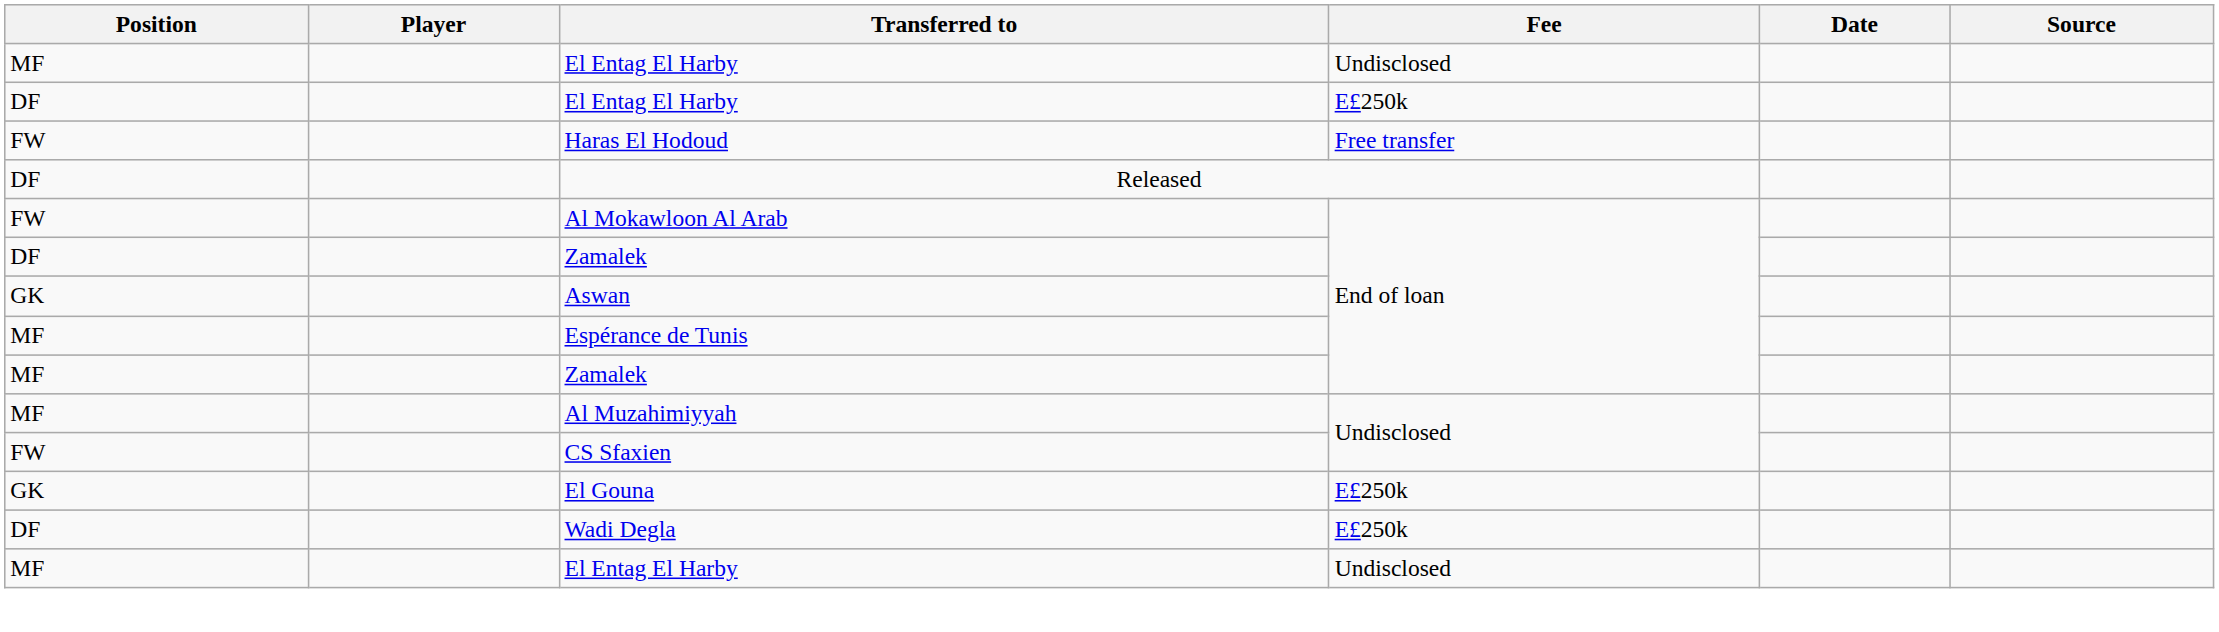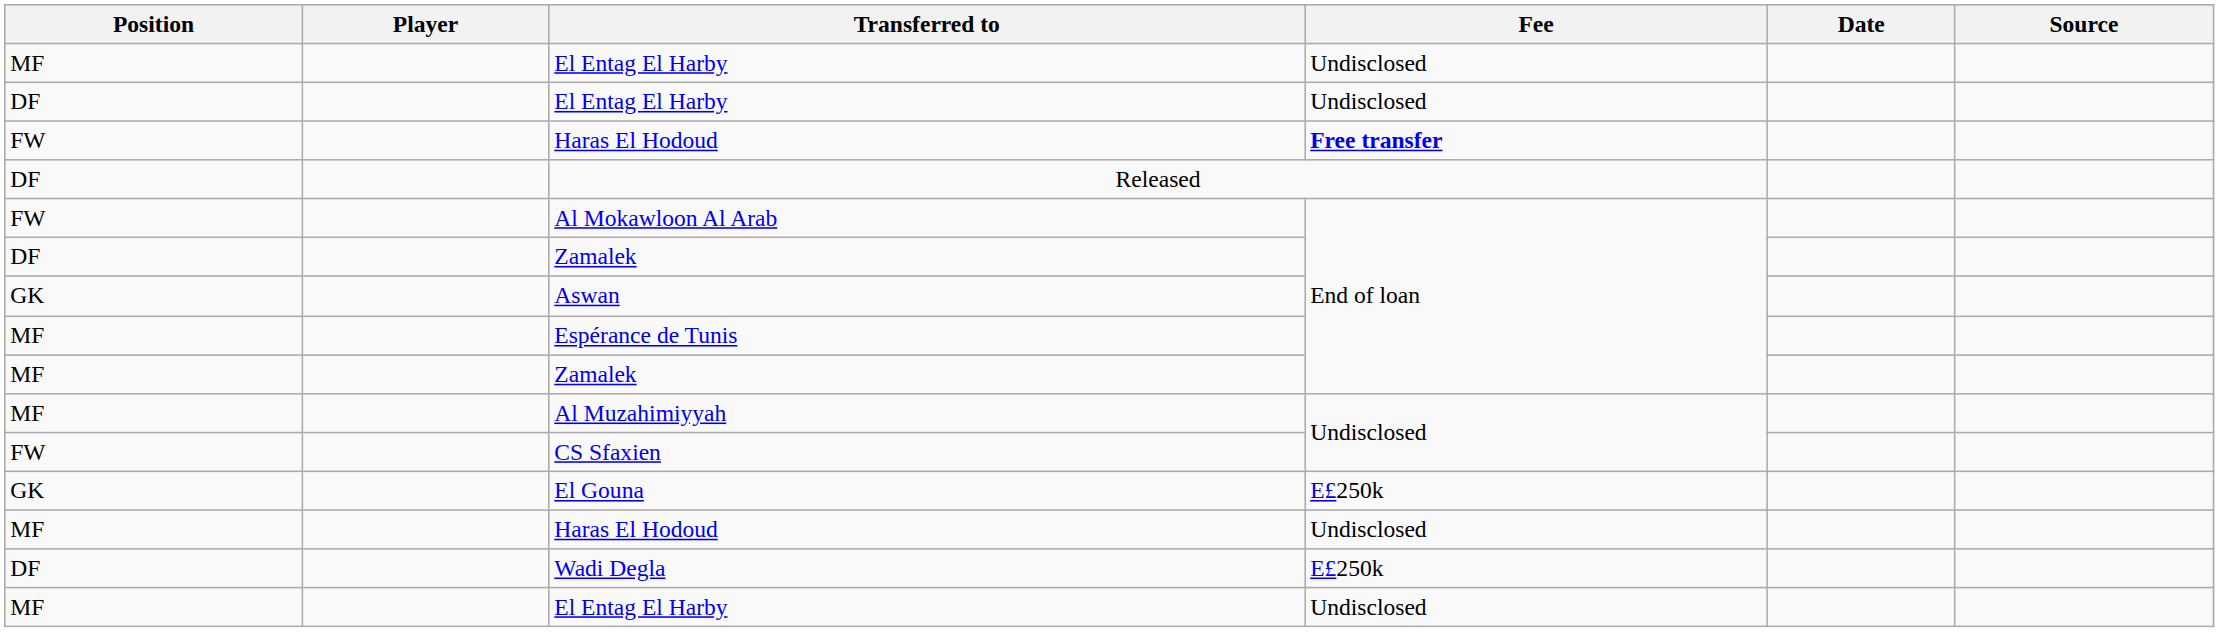(1371, 101) E£250k -> (1368, 101) Undisclosed
(1394, 140) normal -> (1376, 140) bold
+ row: (27, 529)
